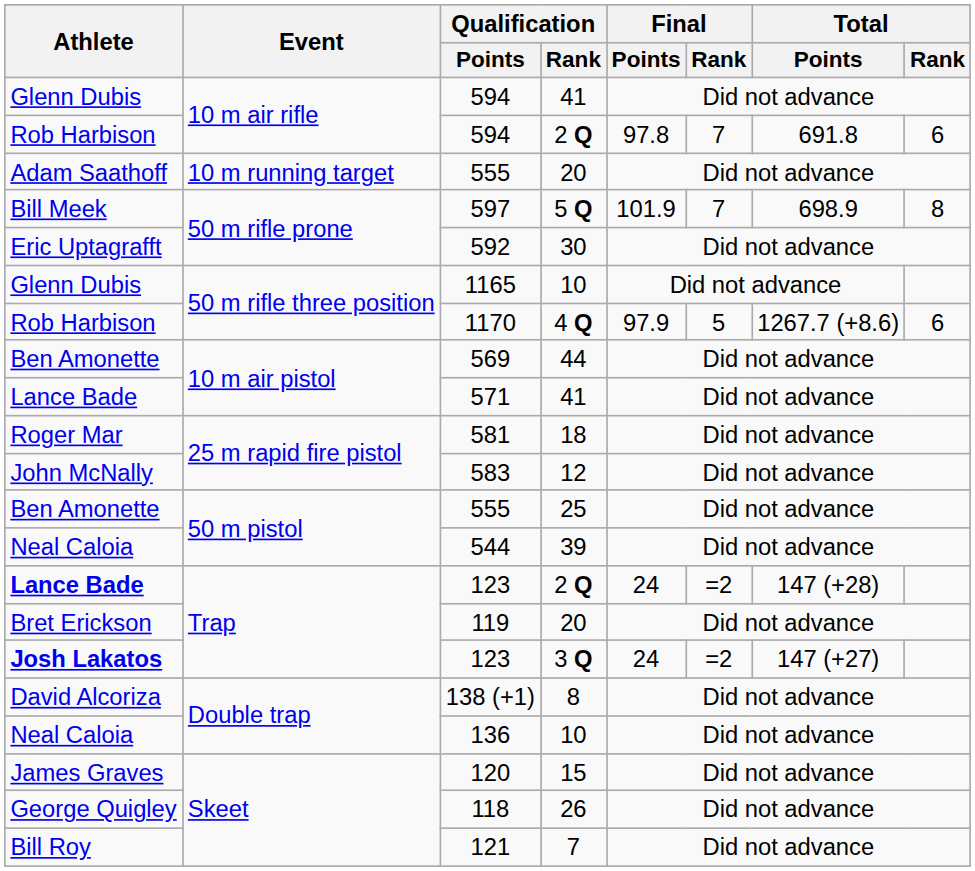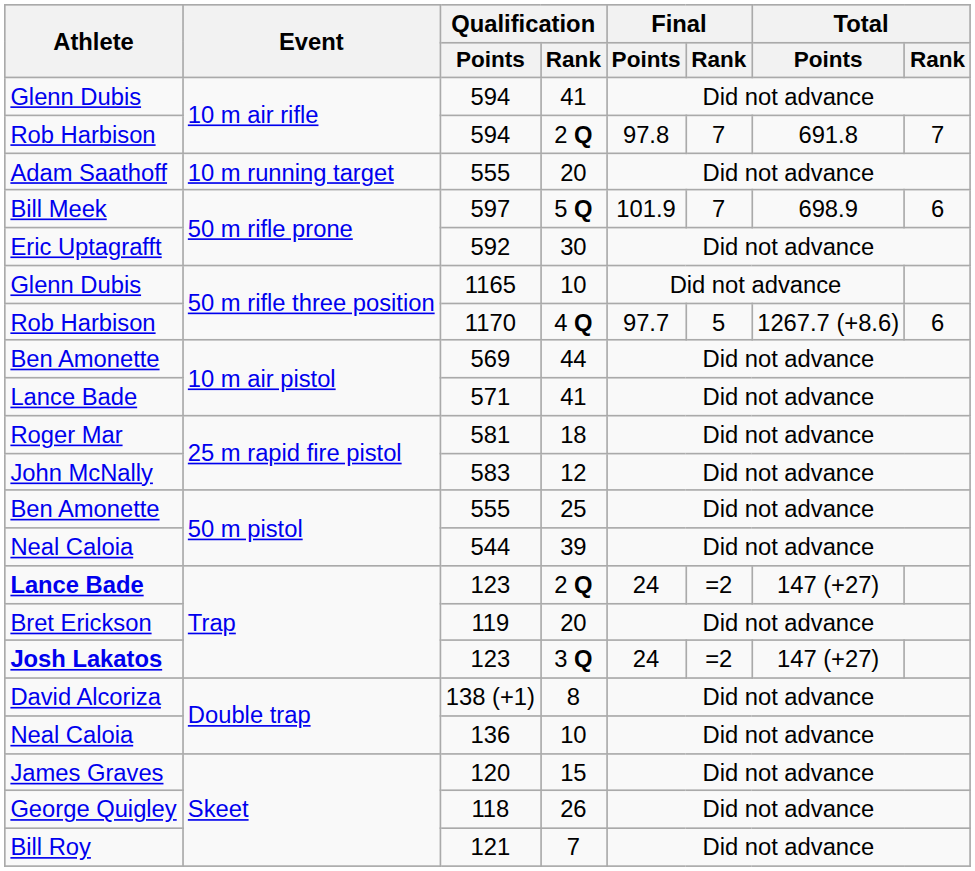(938, 134) 6 -> (938, 134) 7
(938, 210) 8 -> (938, 210) 6
(646, 322) 97.9 -> (646, 322) 97.7
(828, 585) 147 (+28) -> (828, 585) 147 (+27)
